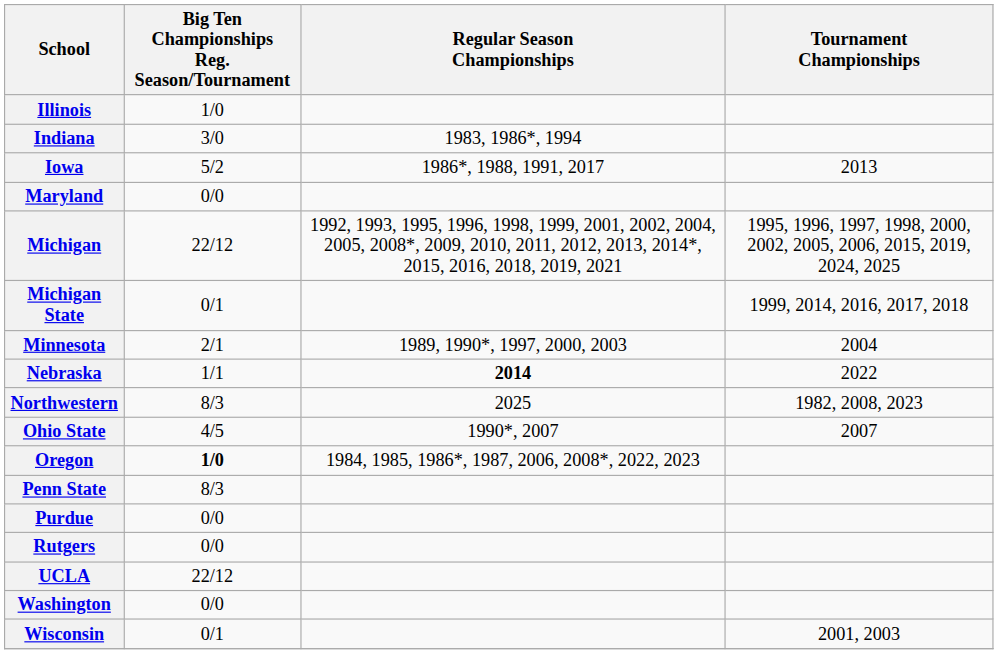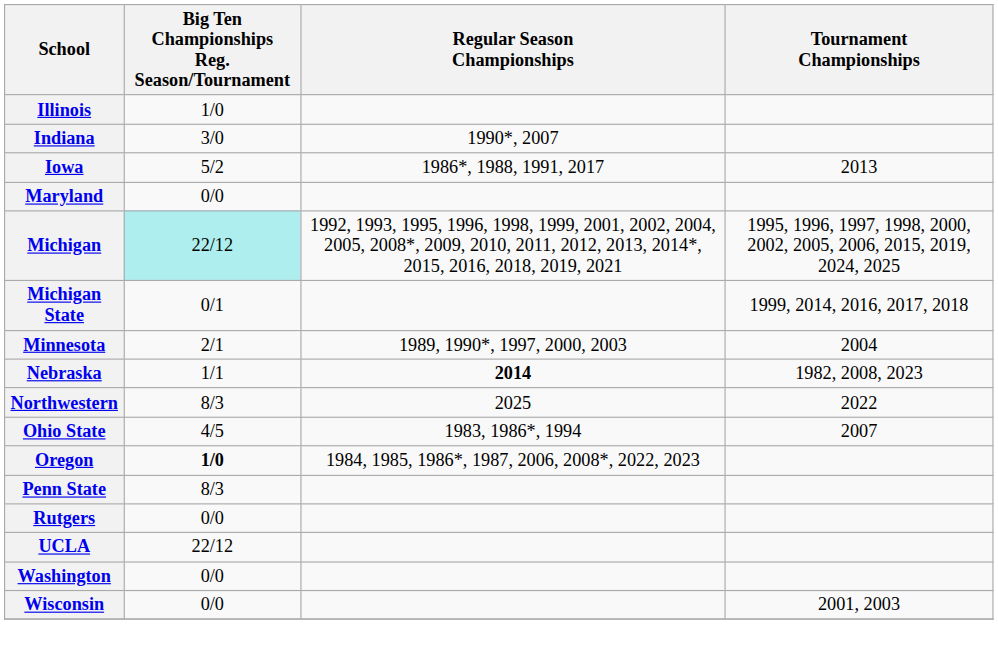(513, 138) 1983, 1986*, 1994 -> (513, 138) 1990*, 2007
(212, 245) no background -> (212, 245) paleturquoise background
(859, 373) 2022 -> (859, 373) 1982, 2008, 2023
(859, 402) 1982, 2008, 2023 -> (859, 402) 2022
(513, 431) 1990*, 2007 -> (513, 431) 1983, 1986*, 1994
- row: (64, 518)
(212, 633) 0/1 -> (212, 604) 0/0
